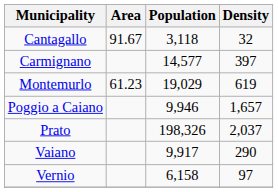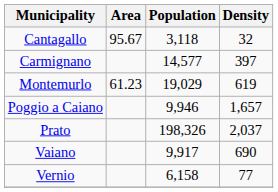(126, 38) 91.67 -> (126, 38) 95.67
(246, 152) 290 -> (246, 152) 690
(246, 175) 97 -> (246, 175) 77
